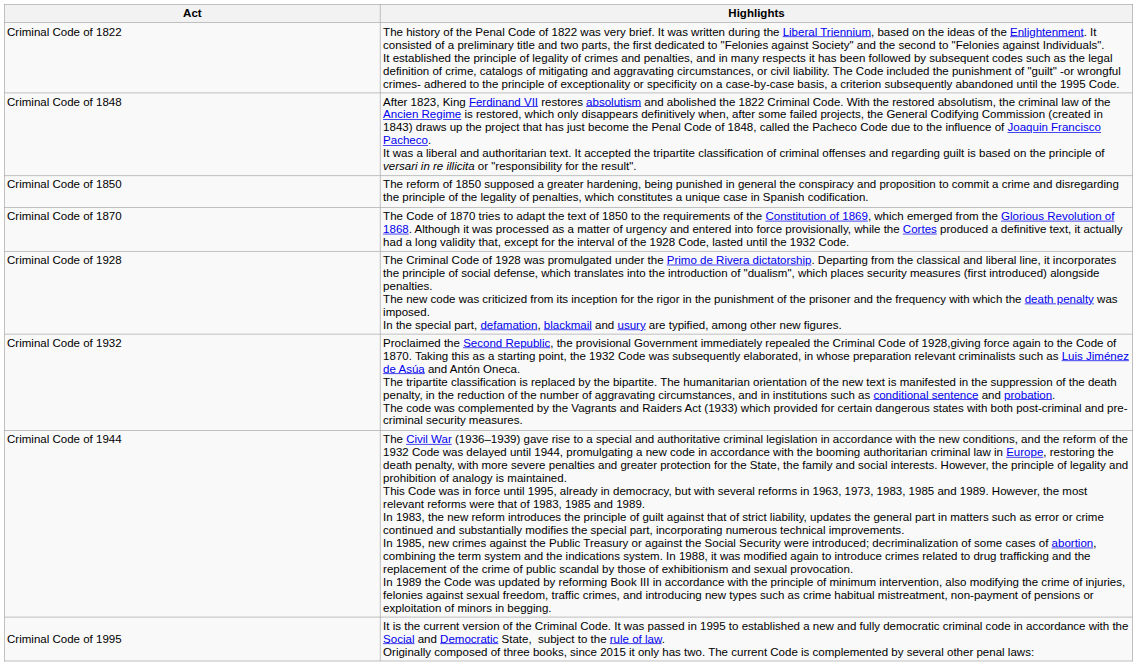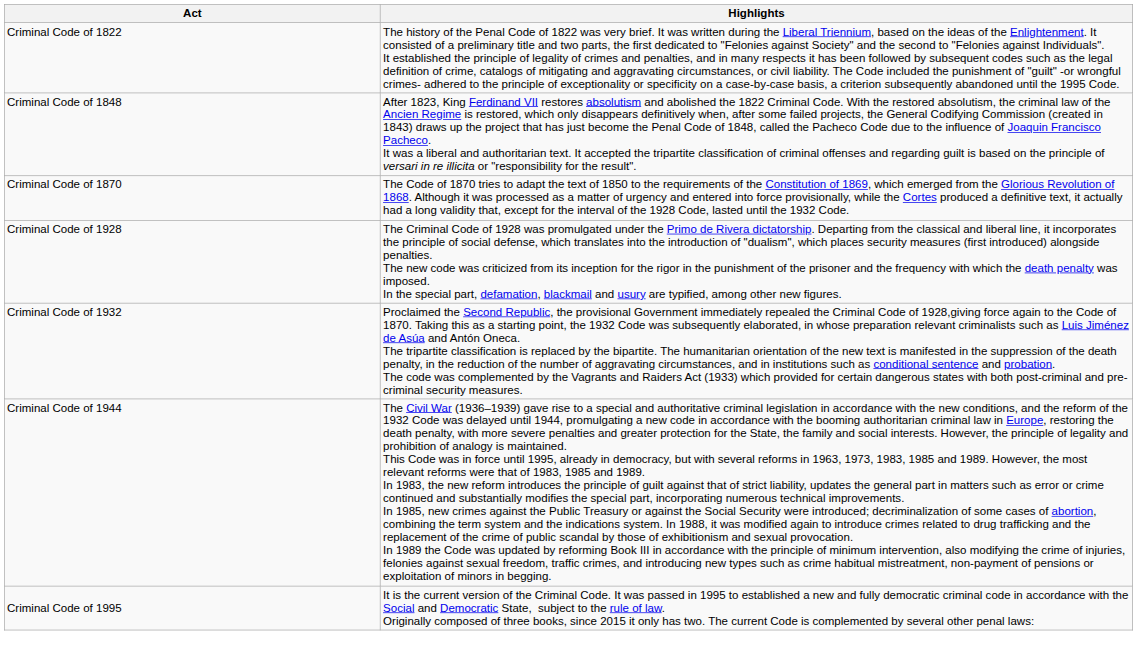- row: (64, 185)
